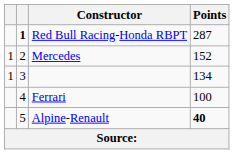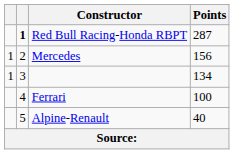(202, 55) 152 -> (202, 55) 156
(199, 117) bold -> (199, 117) normal
